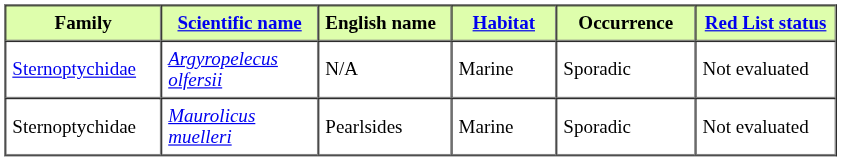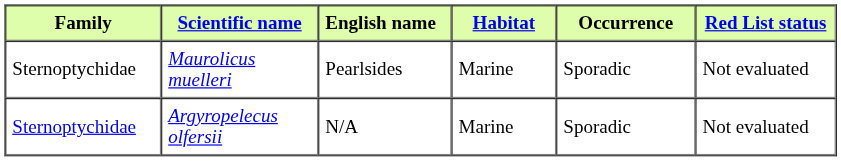rows swapped: (223, 69) <-> (212, 126)
